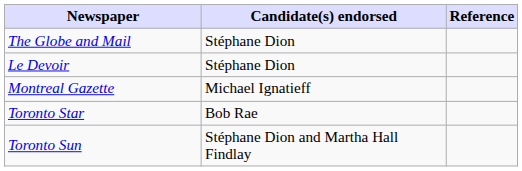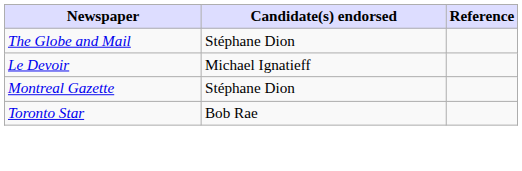(250, 64) Stéphane Dion -> (258, 64) Michael Ignatieff
(258, 88) Michael Ignatieff -> (250, 88) Stéphane Dion
- row: (45, 145)
